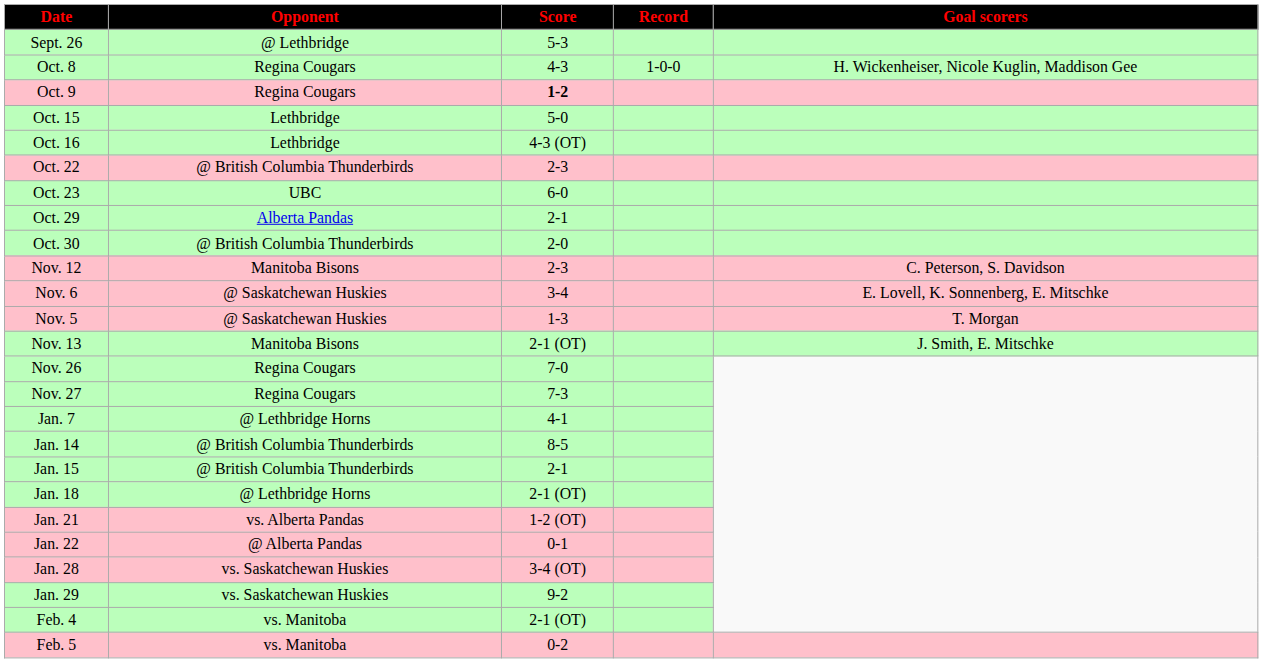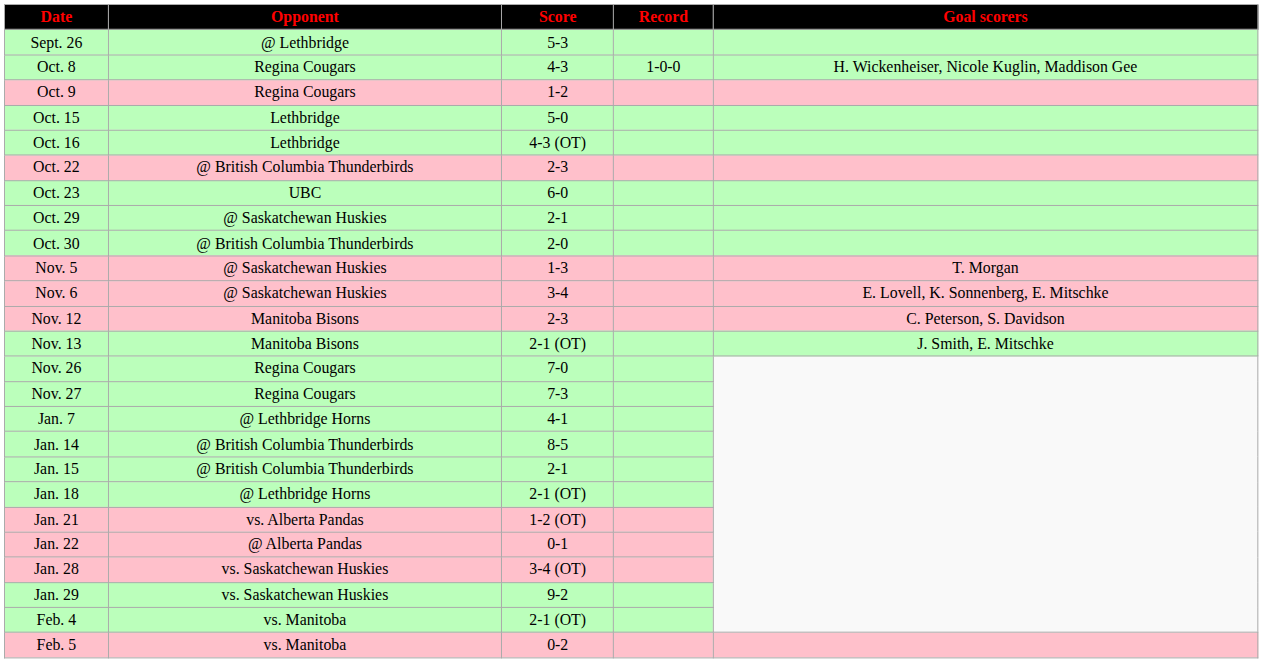(558, 92) bold -> (558, 92) normal
(305, 218) Alberta Pandas -> (305, 218) @ Saskatchewan Huskies
rows swapped: (56, 318) <-> (56, 268)
